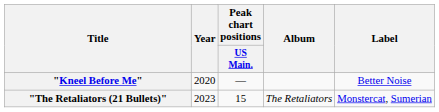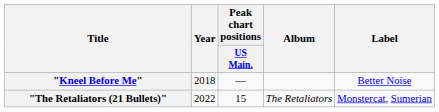(205, 81) 2020 -> (205, 81) 2018
(205, 98) 2023 -> (205, 98) 2022
